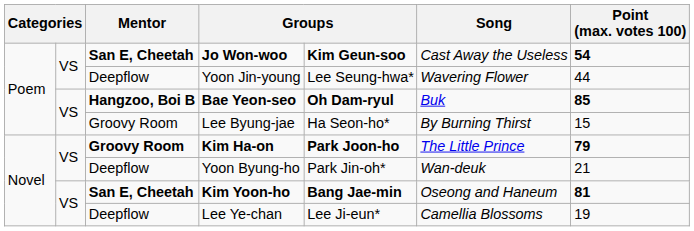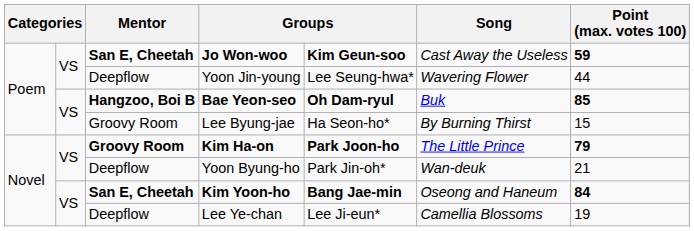(582, 54) 54 -> (582, 54) 59
(582, 191) 81 -> (582, 191) 84
